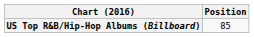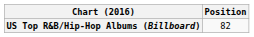(226, 26) 85 -> (226, 26) 82
